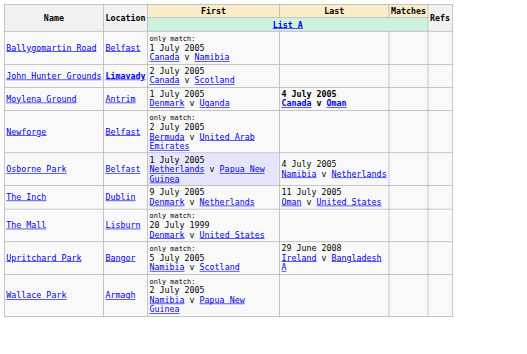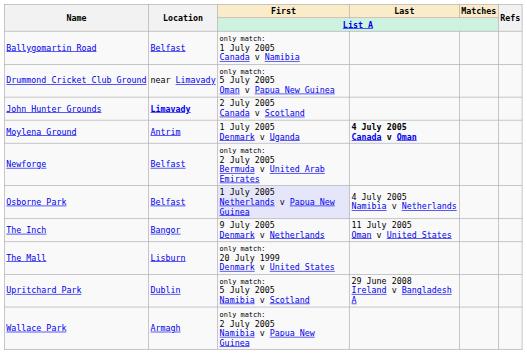+ row: (76, 81)
(120, 197) Dublin -> (166, 230) Bangor
(120, 258) Bangor -> (166, 291) Dublin
